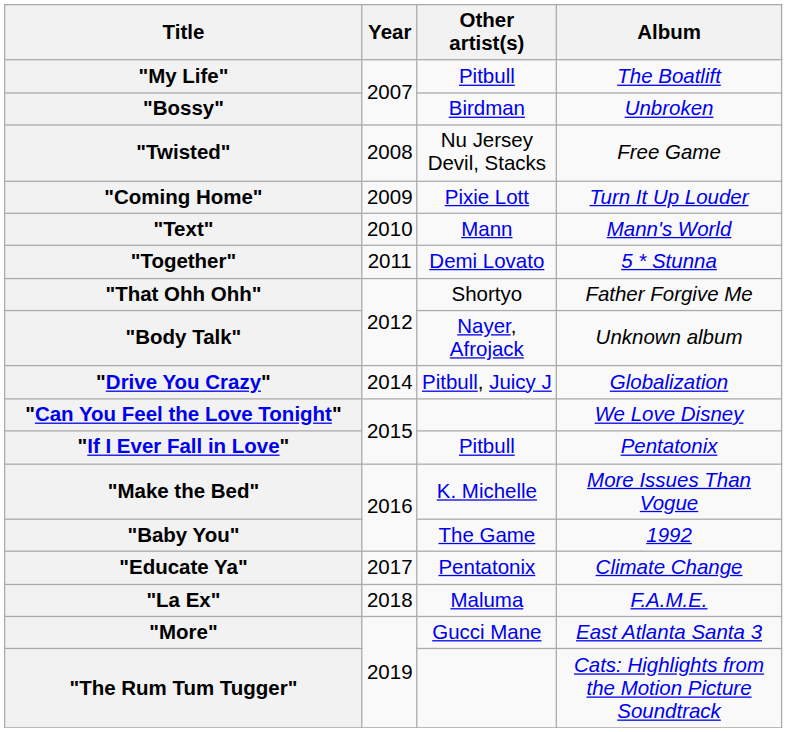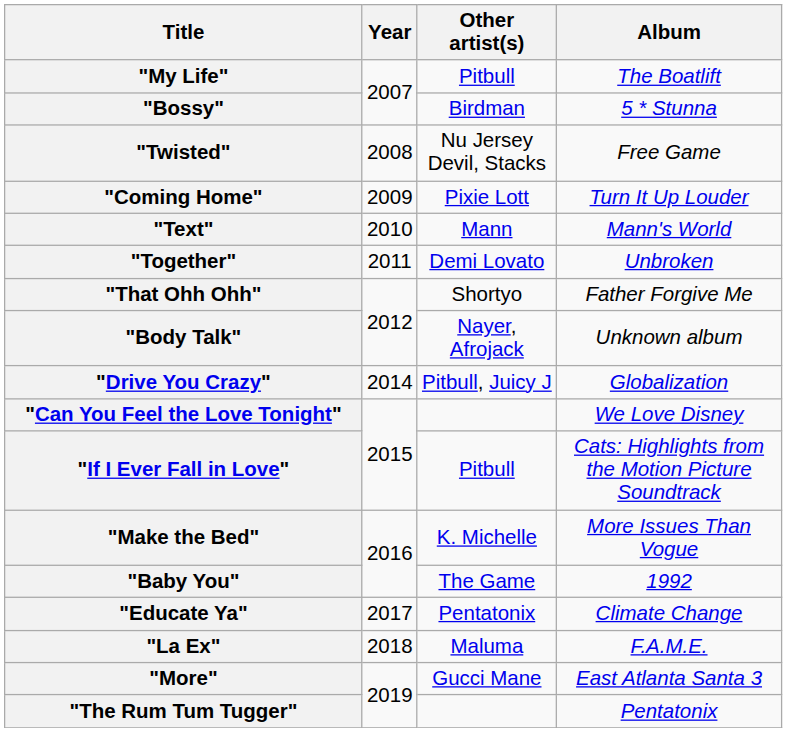(669, 108) Unbroken -> (669, 108) 5 * Stunna
(669, 261) 5 * Stunna -> (669, 261) Unbroken
(669, 447) Pentatonix -> (669, 470) Cats: Highlights from the Motion Picture Soundtrack
(669, 688) Cats: Highlights from the Motion Picture Soundtrack -> (669, 711) Pentatonix
